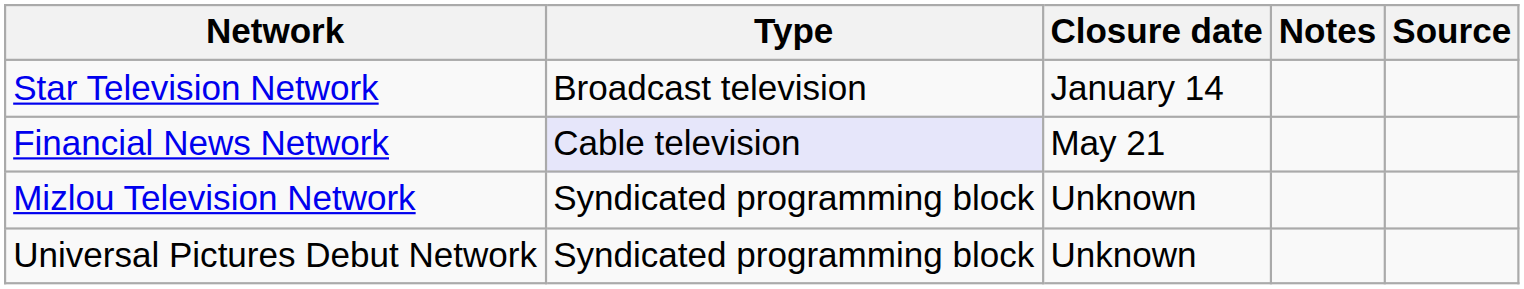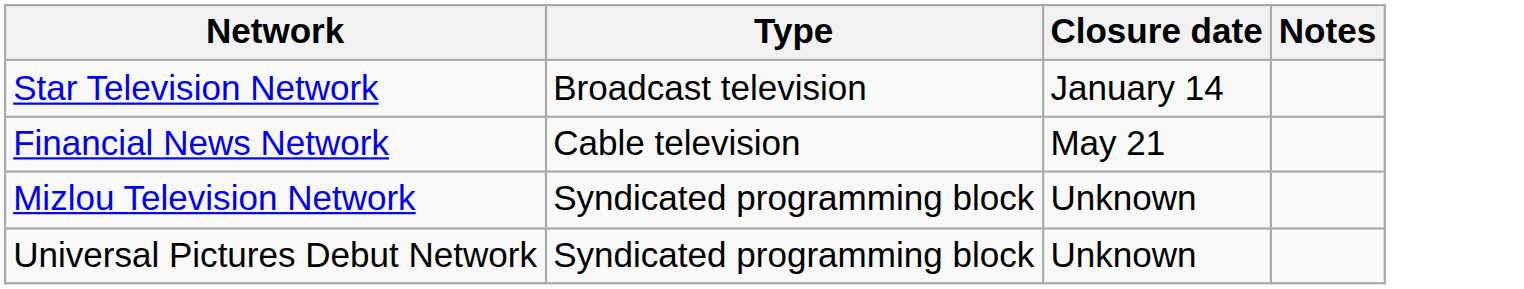- column: (1452, 32)
(677, 143) lavender background -> (677, 143) no background
